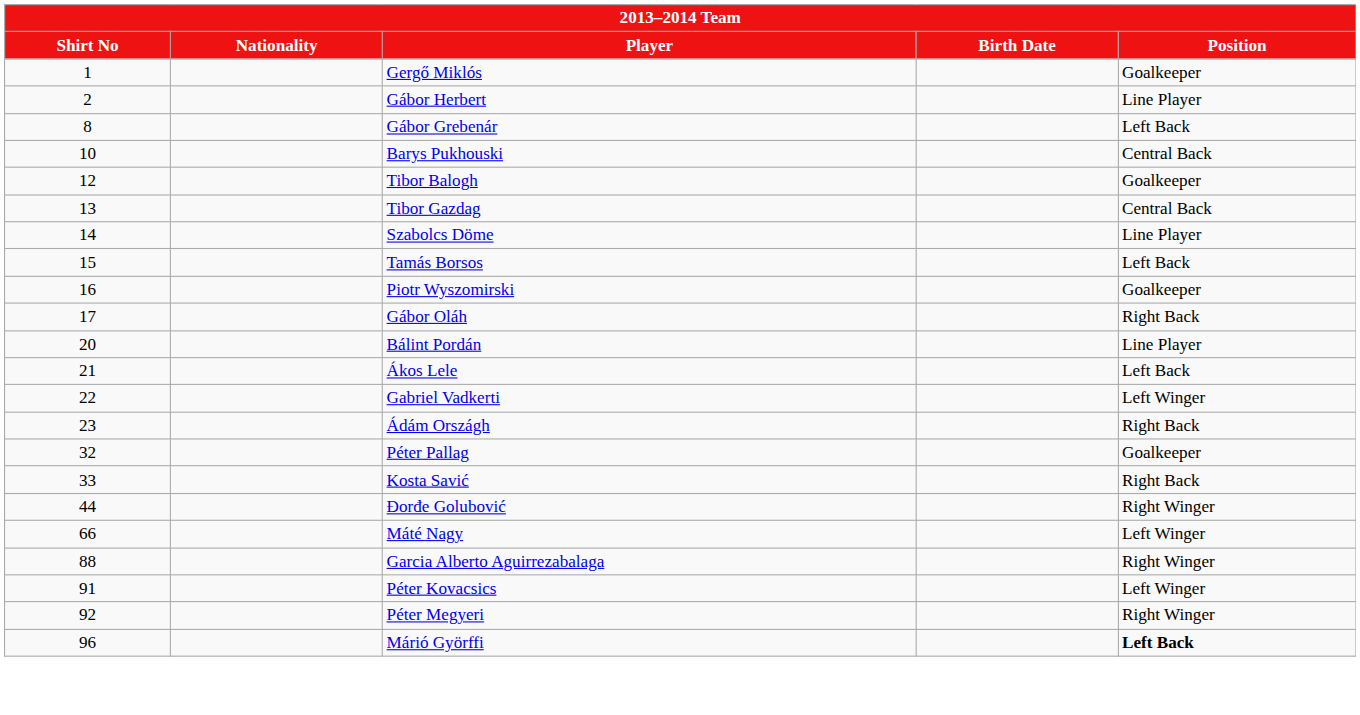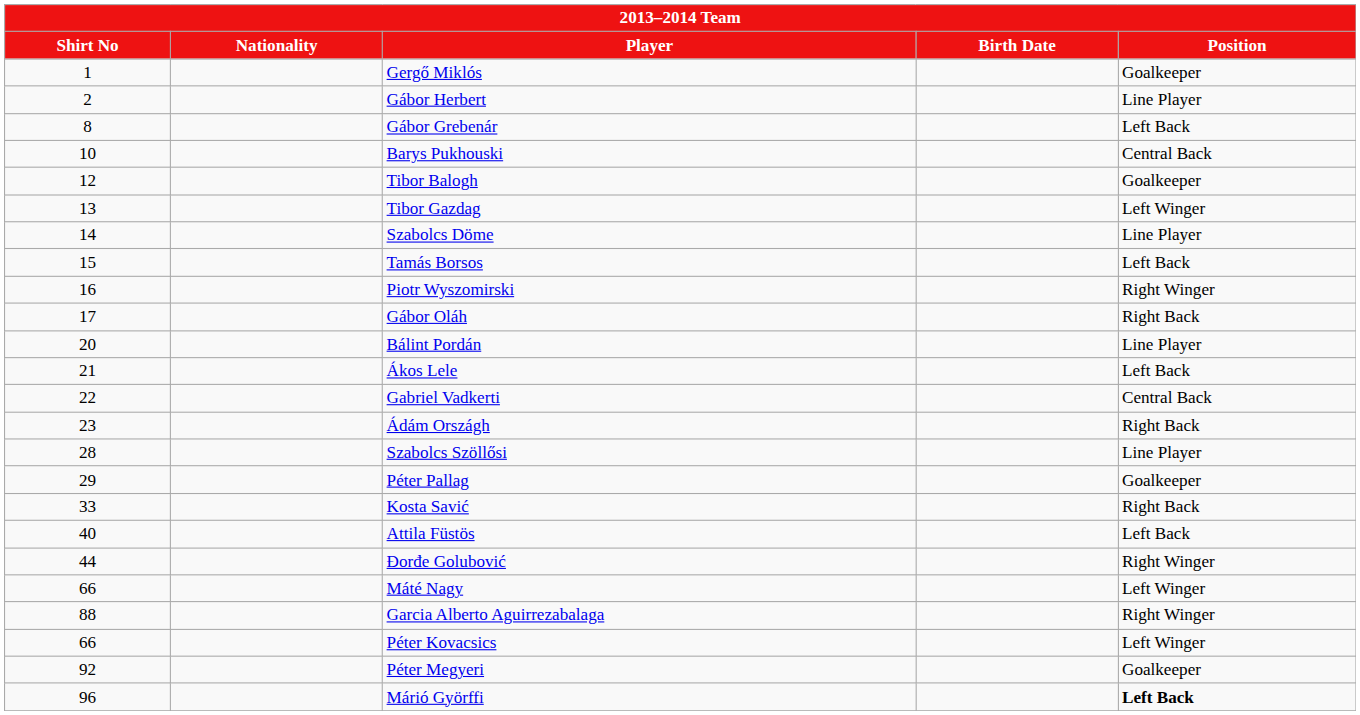(1167, 208) Central Back -> (1164, 208) Left Winger
(1161, 289) Goalkeeper -> (1168, 289) Right Winger
(1164, 398) Left Winger -> (1167, 398) Central Back
+ row: (447, 452)
(88, 452) 32 -> (88, 479) 29
+ row: (431, 533)
(88, 588) 91 -> (88, 642) 66
(1168, 615) Right Winger -> (1161, 669) Goalkeeper
